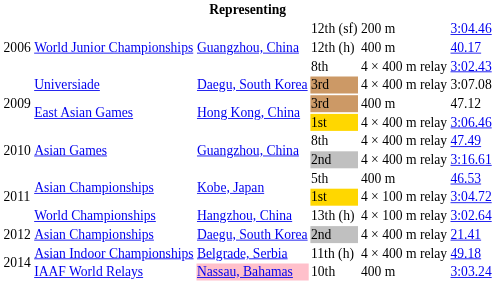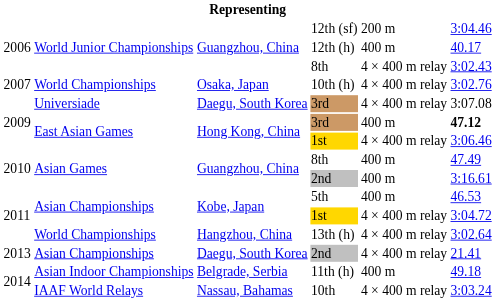+ row: (95, 85)
(466, 103) normal -> (466, 122) bold
(404, 141) 4 × 400 m relay -> (378, 159) 400 m
(404, 159) 4 × 400 m relay -> (378, 178) 400 m
(404, 197) 4 × 100 m relay -> (404, 215) 4 × 400 m relay
(404, 215) 4 × 100 m relay -> (404, 234) 4 × 400 m relay
(17, 234) 2012 -> (17, 253) 2013
(404, 253) 4 × 400 m relay -> (378, 272) 400 m
(245, 272) pink background -> (245, 290) no background
(378, 272) 400 m -> (404, 290) 4 × 400 m relay
